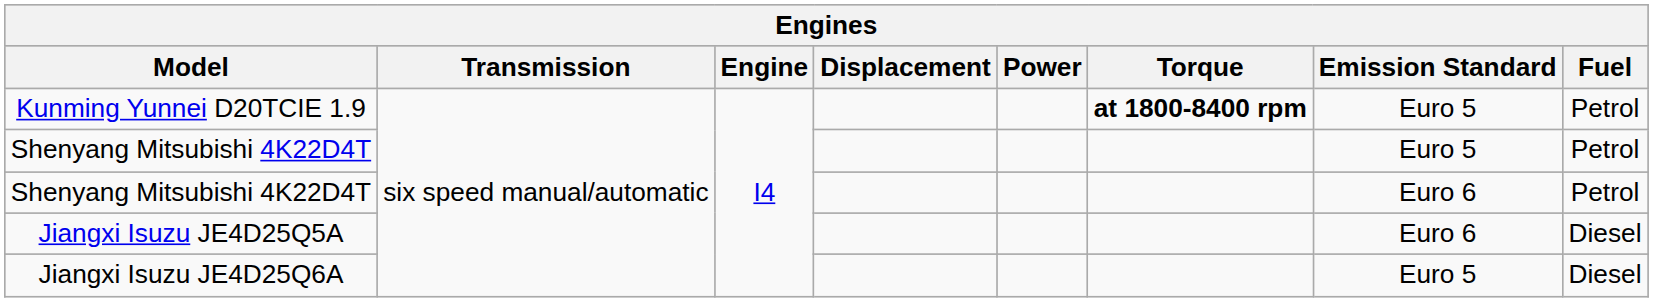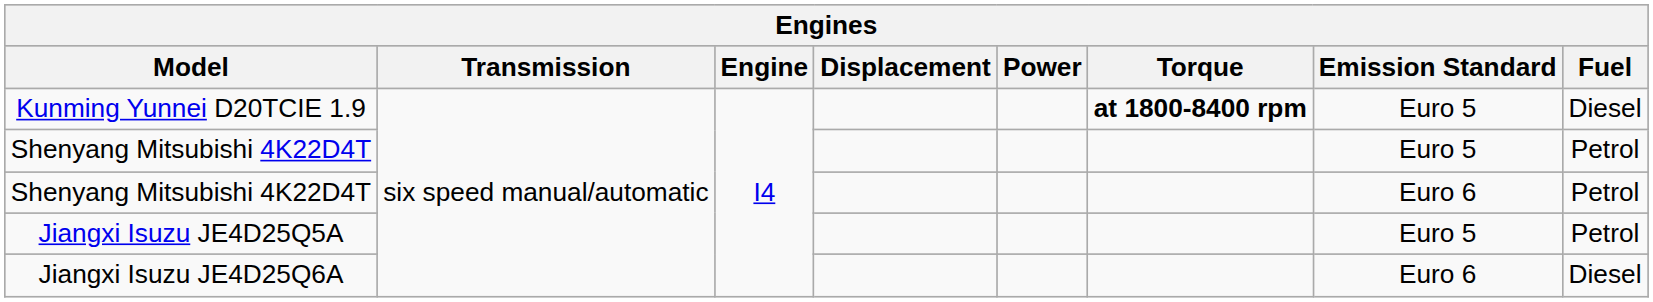(1605, 108) Petrol -> (1605, 108) Diesel
(1438, 233) Euro 6 -> (1438, 233) Euro 5
(1605, 233) Diesel -> (1605, 233) Petrol
(1438, 274) Euro 5 -> (1438, 274) Euro 6
